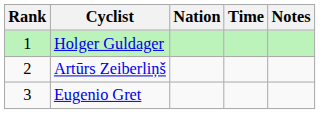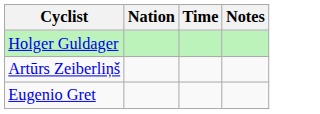- column: (27, 17)
